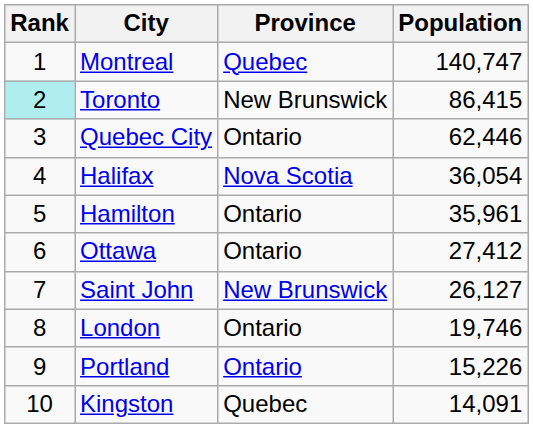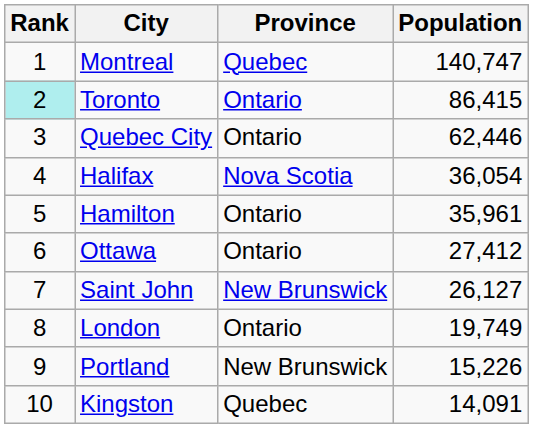(305, 99) New Brunswick -> (263, 99) Ontario
(486, 328) 19,746 -> (486, 328) 19,749
(263, 366) Ontario -> (305, 366) New Brunswick
